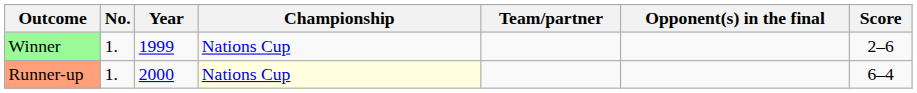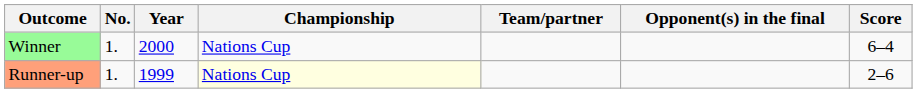(156, 46) 1999 -> (156, 46) 2000
(881, 46) 2–6 -> (881, 46) 6–4
(156, 74) 2000 -> (156, 74) 1999
(881, 74) 6–4 -> (881, 74) 2–6
